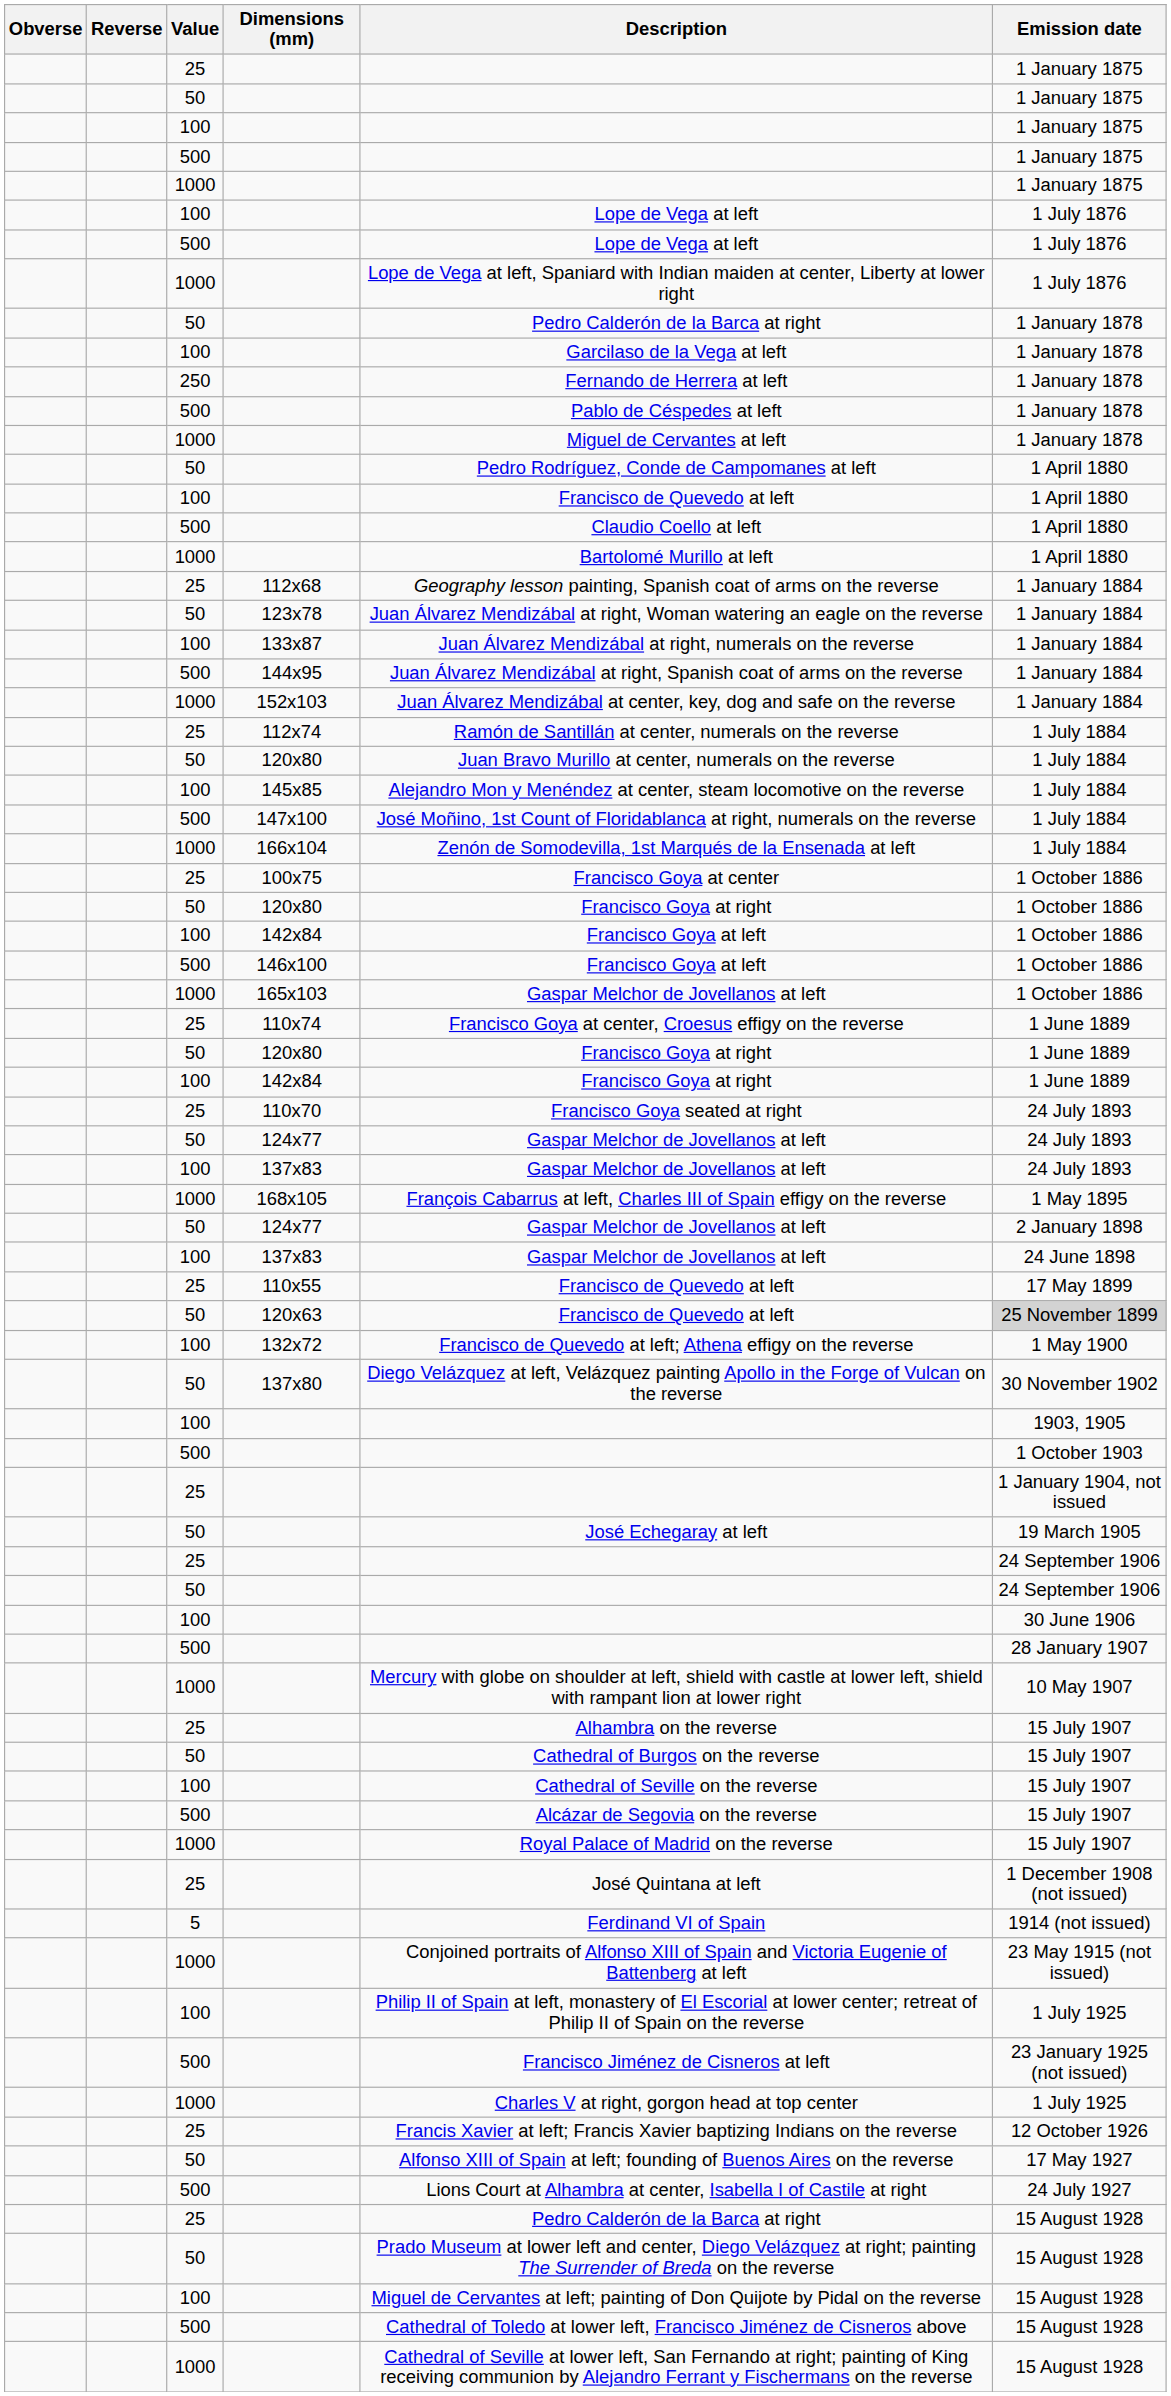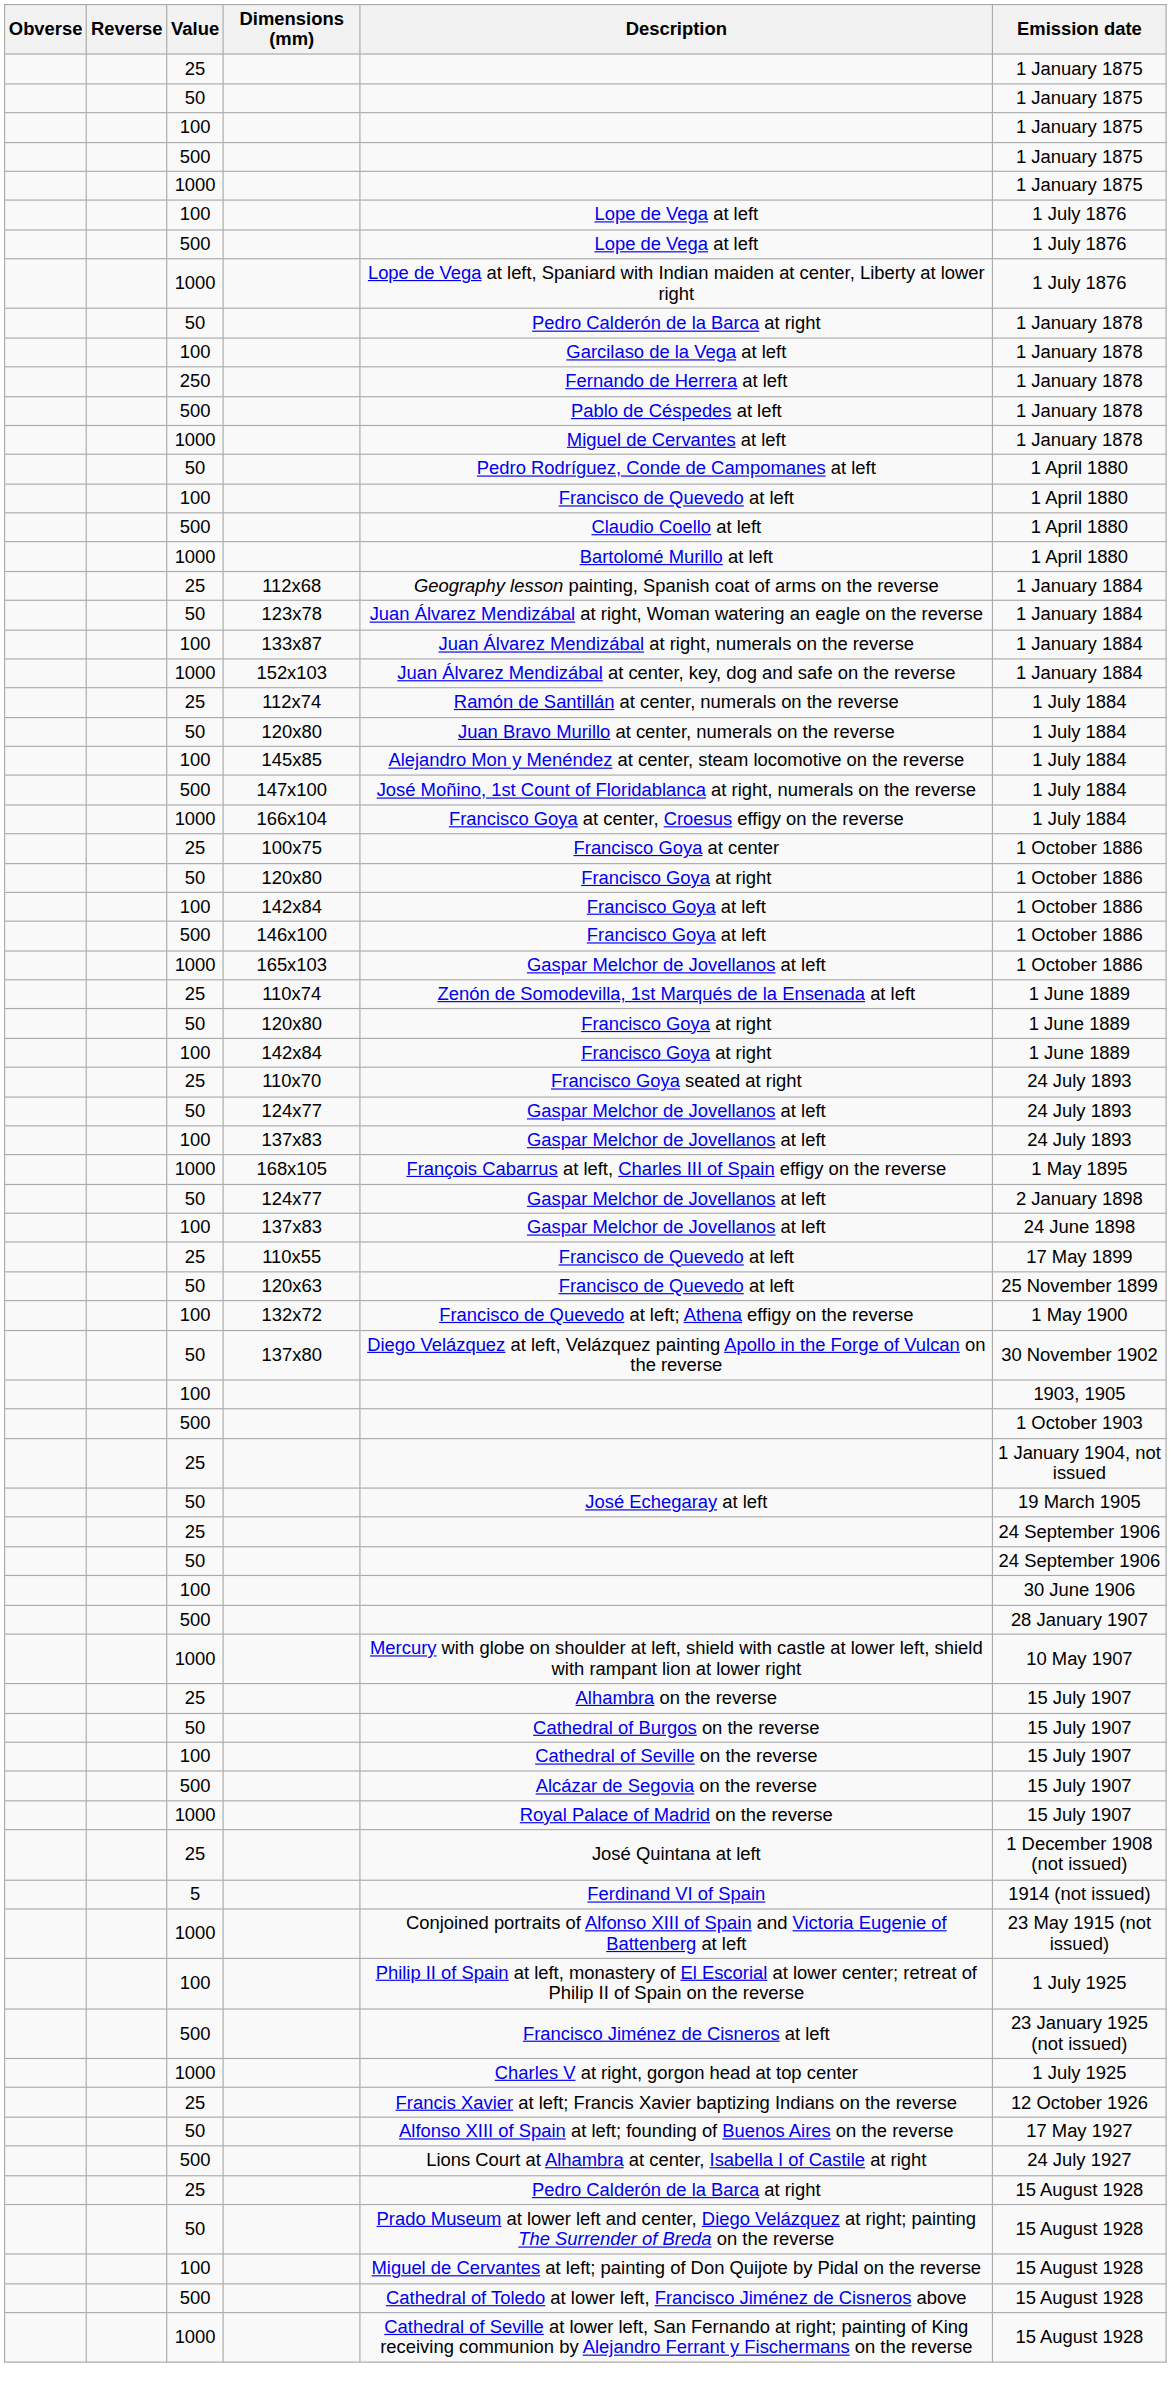- row: (195, 673)
(676, 848) Zenón de Somodevilla, 1st Marqués de la Ensenada at left -> (676, 819) Francisco Goya at center, Croesus effigy on the reverse
(676, 1023) Francisco Goya at center, Croesus effigy on the reverse -> (676, 994) Zenón de Somodevilla, 1st Marqués de la Ensenada at left
(1079, 1315) lightgrey background -> (1079, 1286) no background
